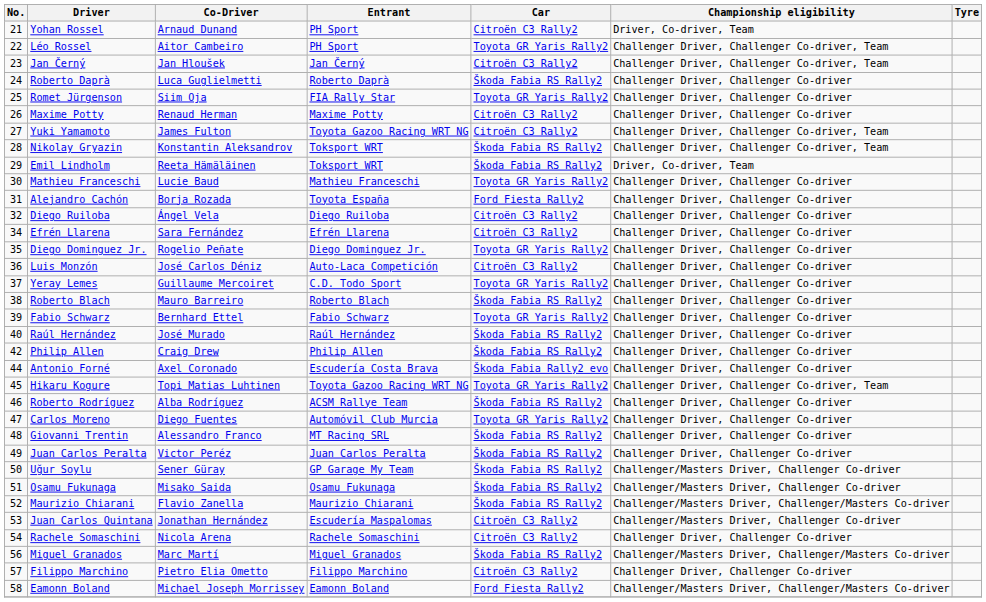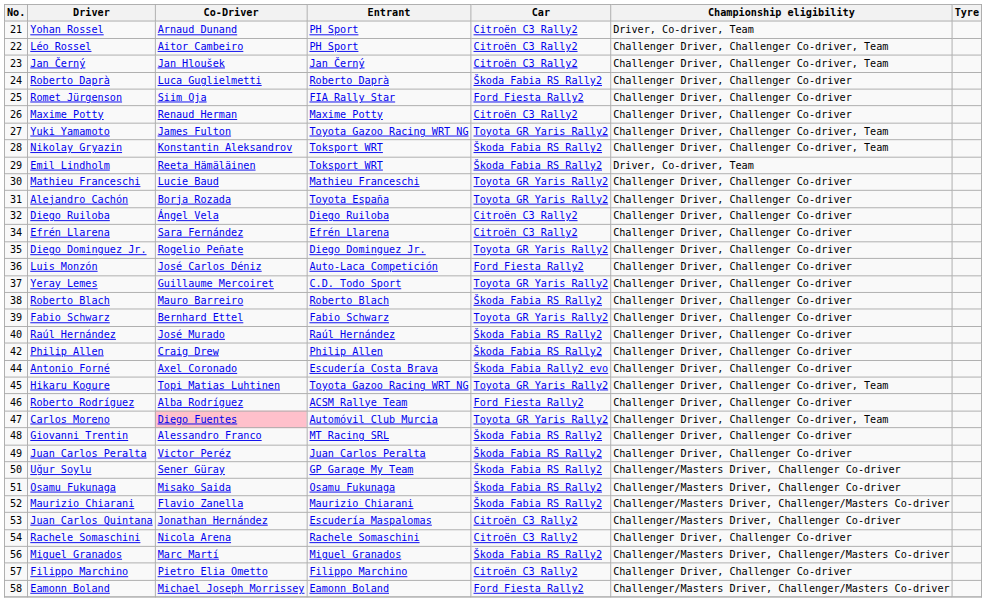(541, 47) Toyota GR Yaris Rally2 -> (526, 47) Citroën C3 Rally2
(541, 98) Toyota GR Yaris Rally2 -> (529, 98) Ford Fiesta Rally2
(526, 132) Citroën C3 Rally2 -> (541, 132) Toyota GR Yaris Rally2
(529, 199) Ford Fiesta Rally2 -> (541, 199) Toyota GR Yaris Rally2
(526, 267) Citroën C3 Rally2 -> (529, 267) Ford Fiesta Rally2
(538, 402) Škoda Fabia RS Rally2 -> (529, 402) Ford Fiesta Rally2
(197, 419) no background -> (197, 419) pink background
(732, 419) Challenger Driver, Challenger Co-driver -> (751, 419) Challenger Driver, Challenger Co-driver, Team
